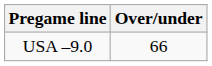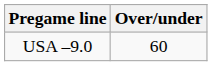(159, 46) 66 -> (159, 46) 60
